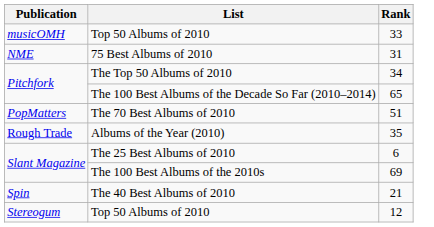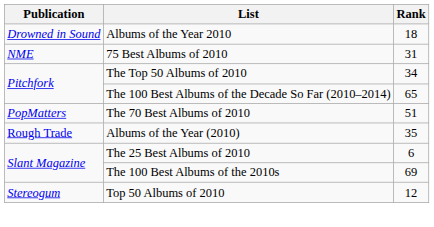+ row: (169, 34)
- row: (150, 34)
- row: (163, 192)
